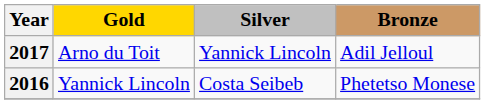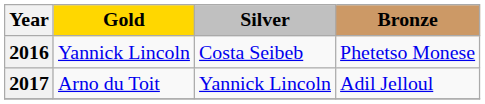rows swapped: (29, 83) <-> (29, 51)
